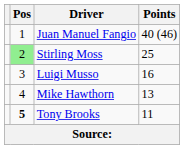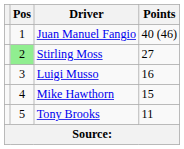(148, 54) 25 -> (148, 54) 27
(148, 94) 13 -> (148, 94) 15
(22, 114) bold -> (22, 114) normal
